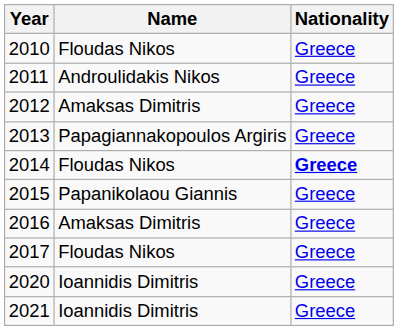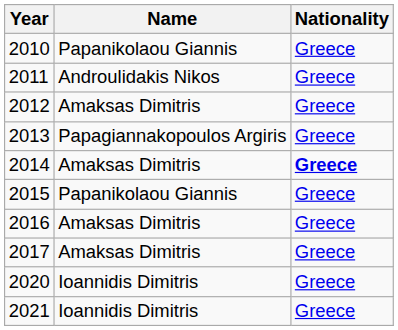(117, 48) Floudas Nikos -> (148, 48) Papanikolaou Giannis
(117, 164) Floudas Nikos -> (129, 164) Amaksas Dimitris
(117, 252) Floudas Nikos -> (129, 252) Amaksas Dimitris
